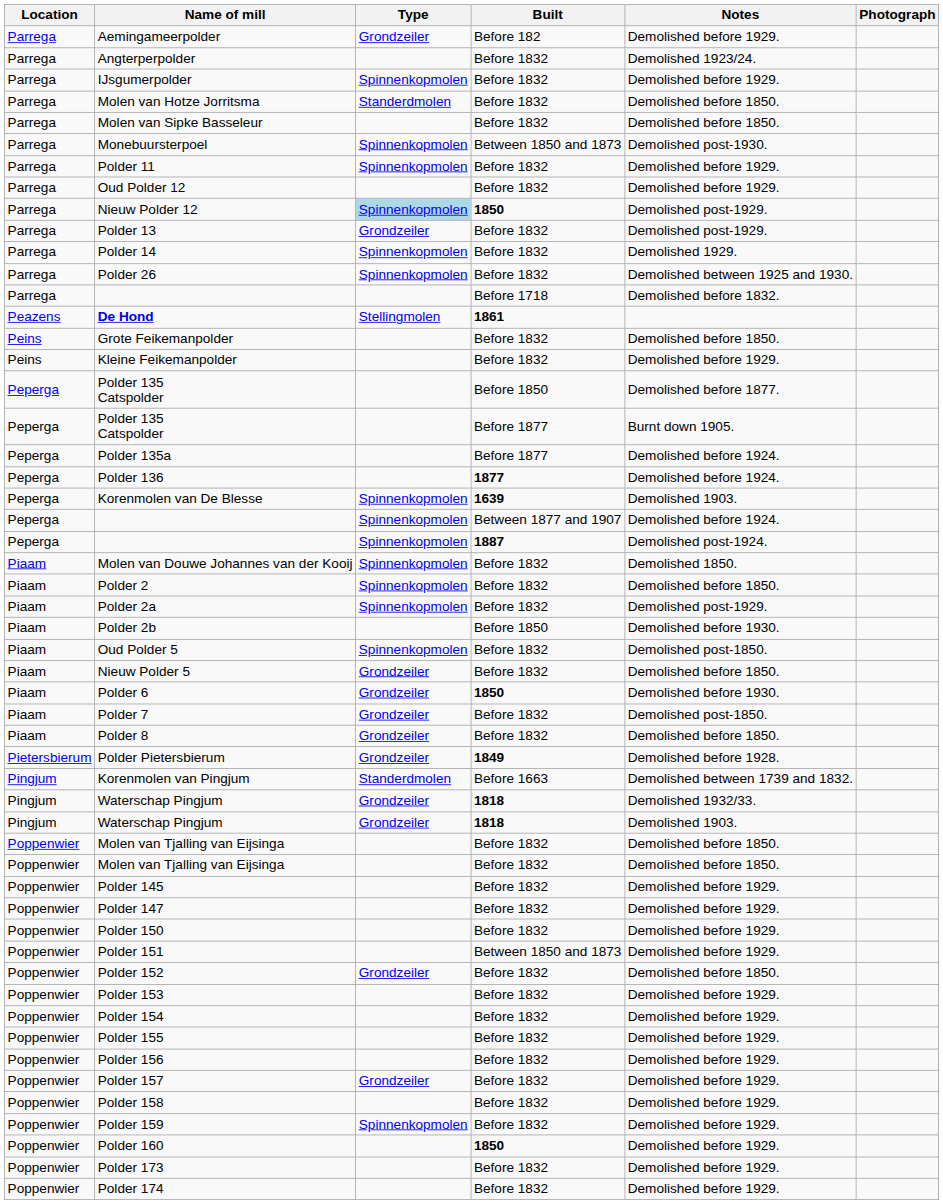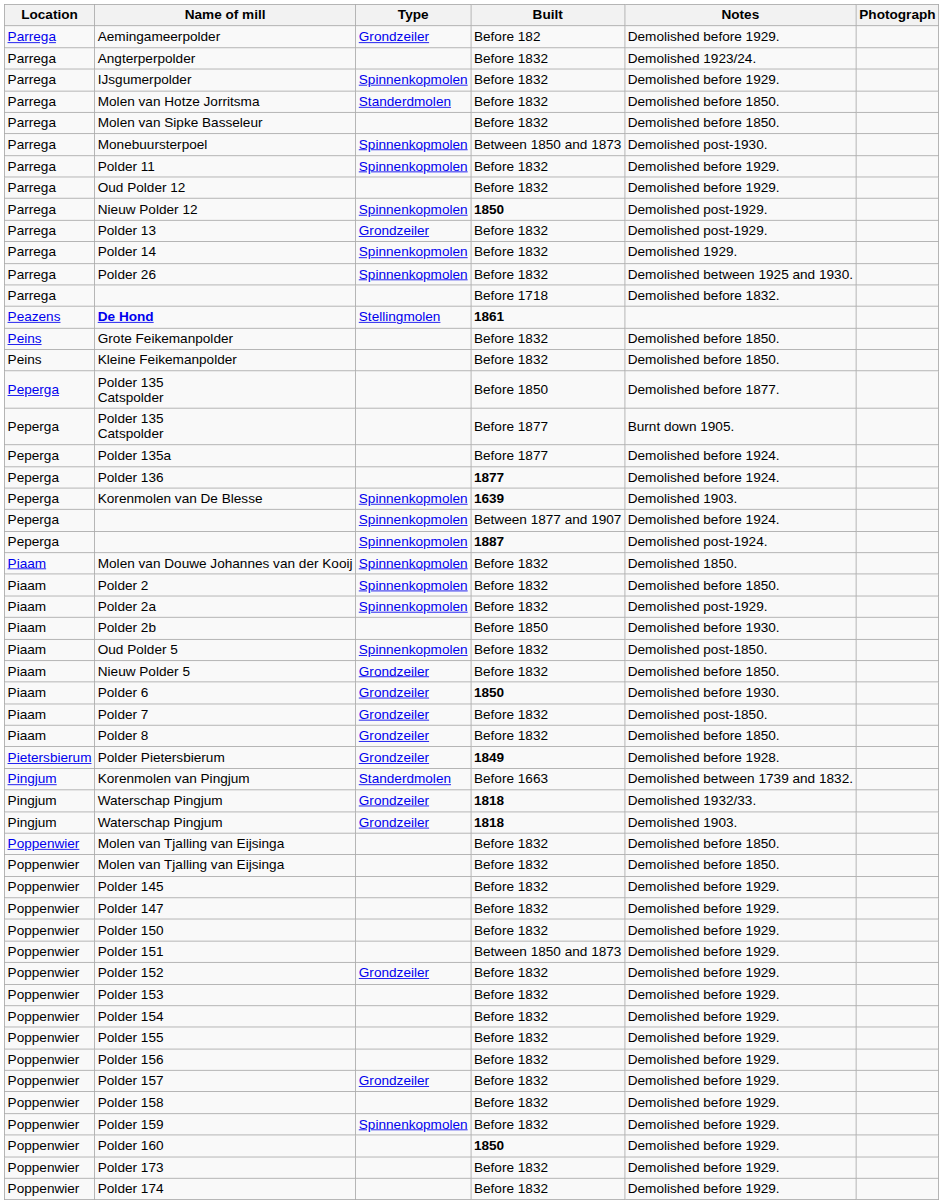(413, 209) lightblue background -> (413, 209) no background
(704, 360) Demolished before 1929. -> (704, 360) Demolished before 1850.
(704, 973) Demolished before 1850. -> (704, 973) Demolished before 1929.
